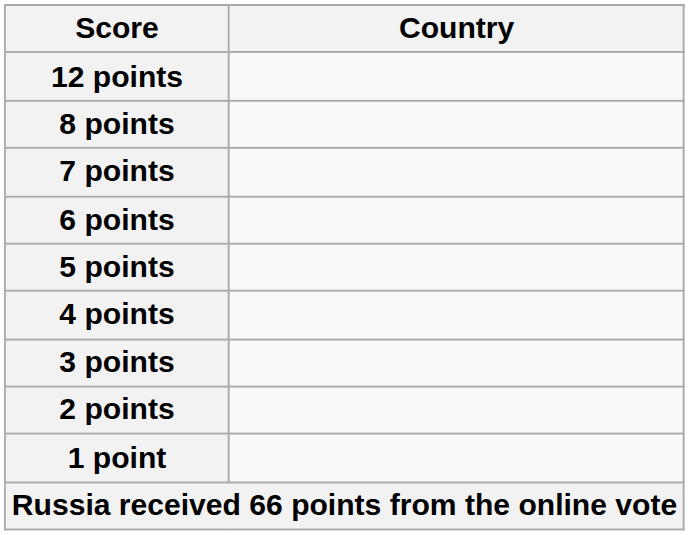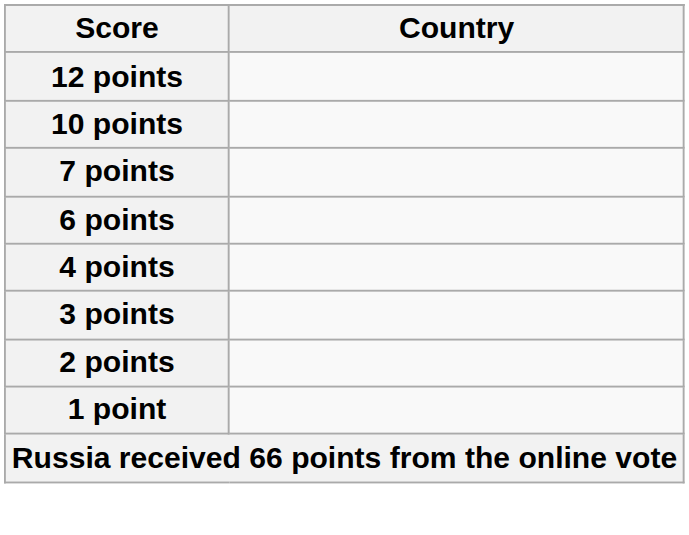+ row: (117, 123)
- row: (117, 123)
- row: (117, 266)
